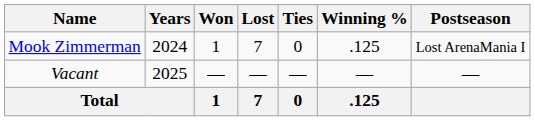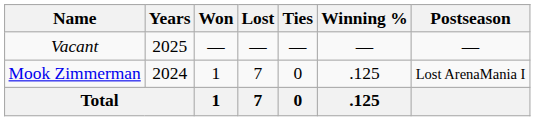rows swapped: (75, 45) <-> (75, 73)
